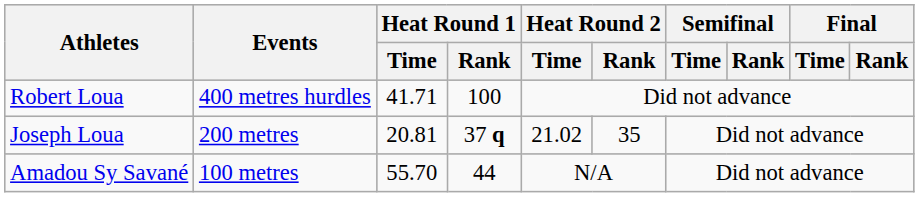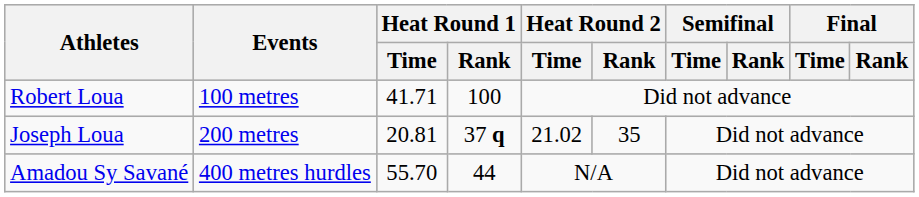(285, 98) 400 metres hurdles -> (249, 98) 100 metres
(249, 172) 100 metres -> (285, 172) 400 metres hurdles
